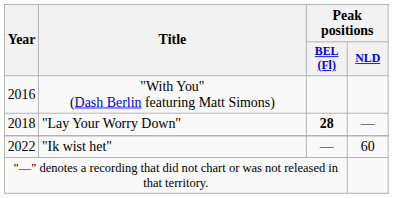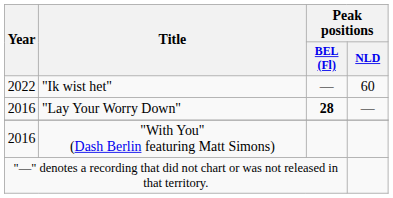rows swapped: (172, 94) <-> (77, 146)
(22, 124) 2018 -> (22, 108) 2016
